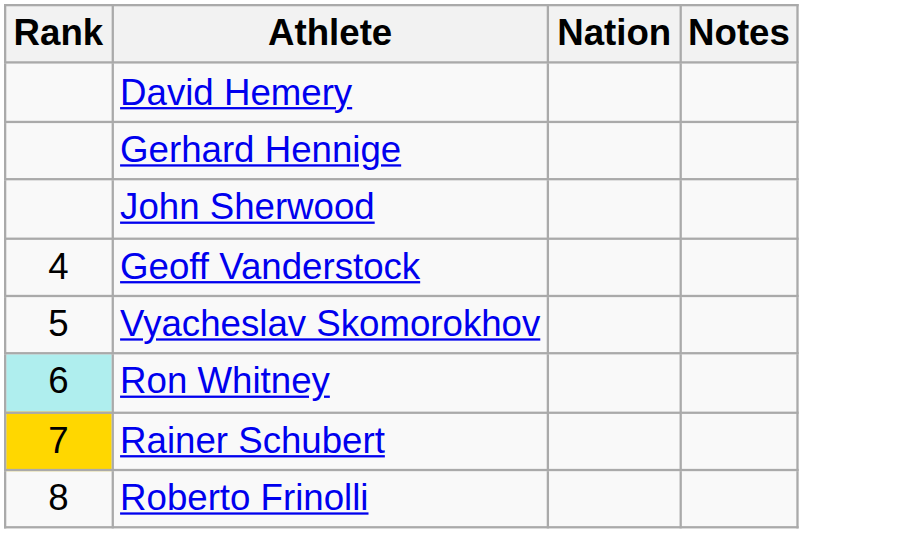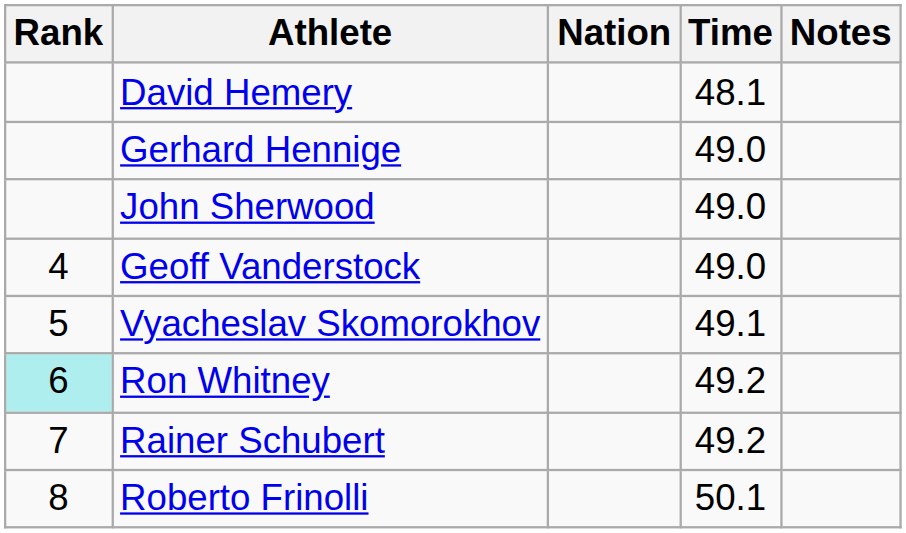+ column: (731, 33)
(58, 440) gold background -> (58, 440) no background
